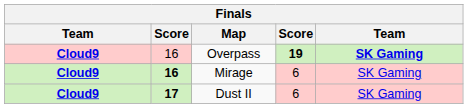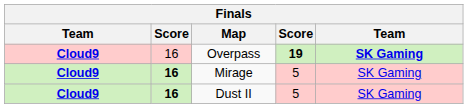(296, 73) 6 -> (296, 73) 5
(172, 93) 17 -> (172, 93) 16
(296, 93) 6 -> (296, 93) 5
